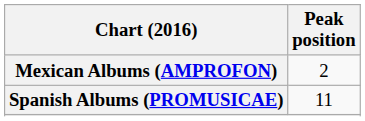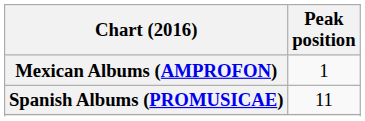(324, 70) 2 -> (324, 70) 1
